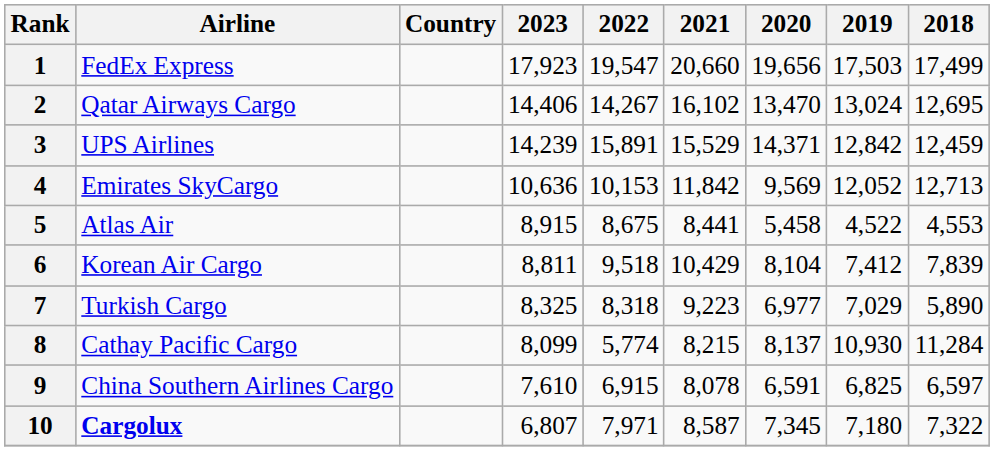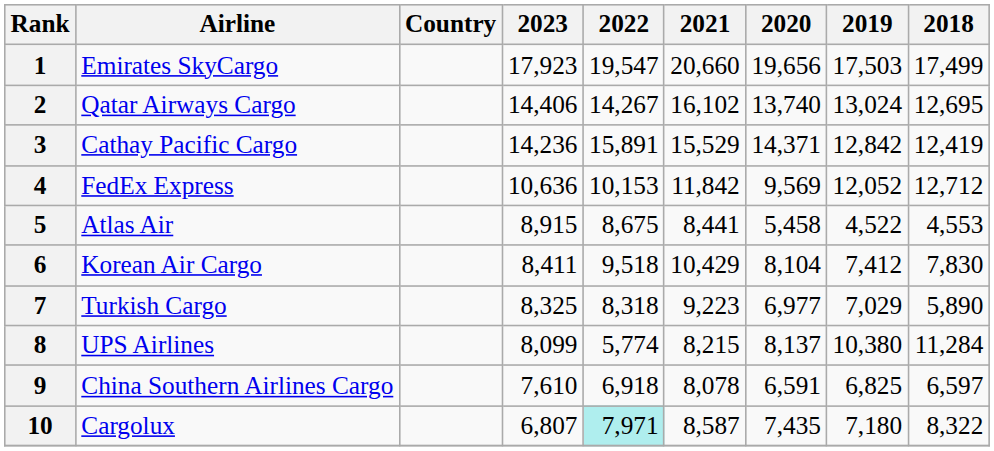(157, 64) FedEx Express -> (180, 64) Emirates SkyCargo
(786, 104) 13,470 -> (786, 104) 13,740
(148, 144) UPS Airlines -> (189, 144) Cathay Pacific Cargo
(543, 144) 14,239 -> (543, 144) 14,236
(949, 144) 12,459 -> (949, 144) 12,419
(180, 184) Emirates SkyCargo -> (157, 184) FedEx Express
(949, 184) 12,713 -> (949, 184) 12,712
(549, 265) 8,811 -> (549, 265) 8,411
(955, 265) 7,839 -> (955, 265) 7,830
(189, 345) Cathay Pacific Cargo -> (148, 345) UPS Airlines
(867, 345) 10,930 -> (867, 345) 10,380
(630, 385) 6,915 -> (630, 385) 6,918
(132, 425) bold -> (128, 425) normal
(630, 425) no background -> (630, 425) paleturquoise background
(792, 425) 7,345 -> (792, 425) 7,435
(955, 425) 7,322 -> (955, 425) 8,322
